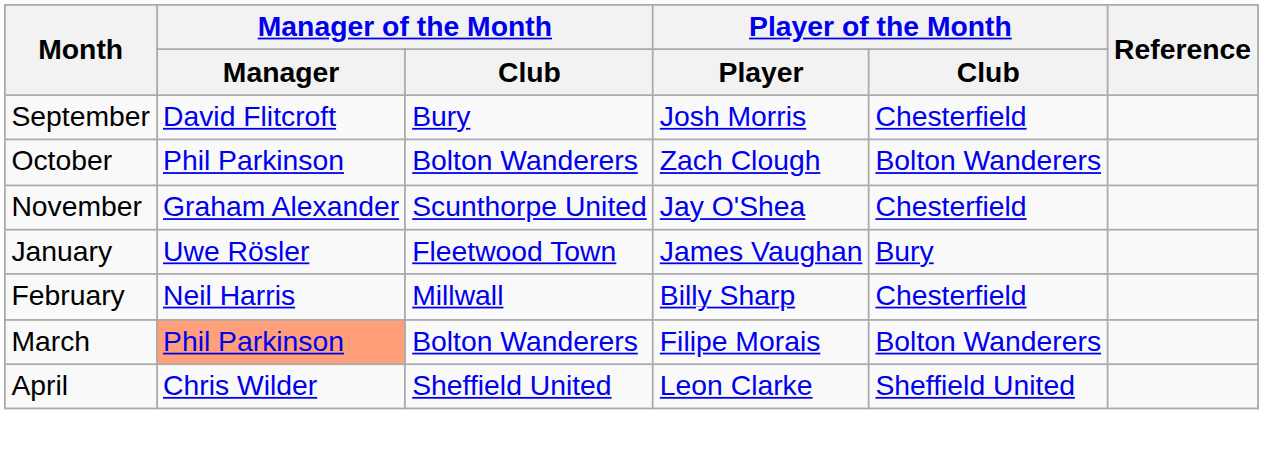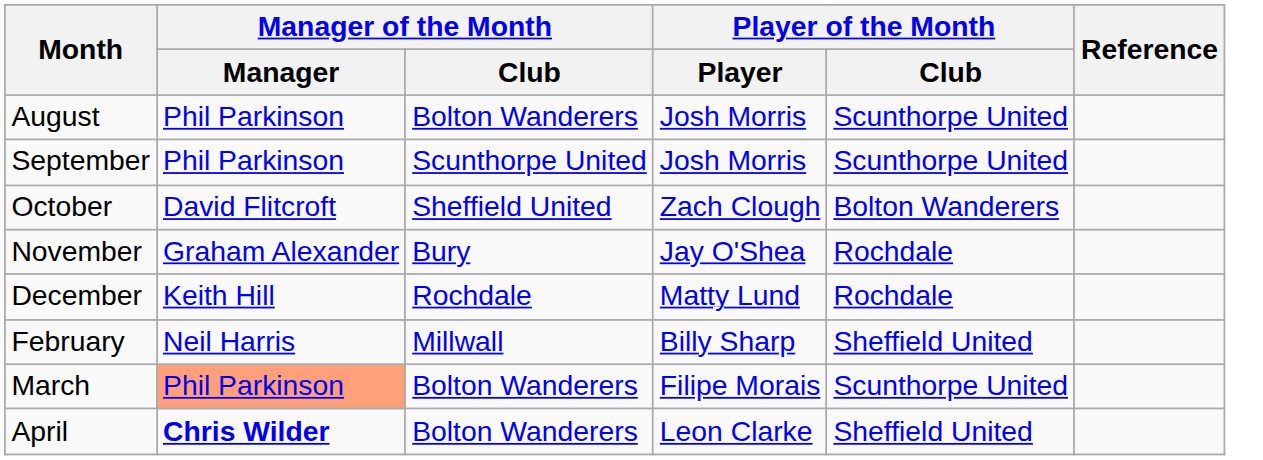+ row: (55, 116)
(250, 116) David Flitcroft -> (254, 161) Phil Parkinson
(441, 116) Bury -> (529, 161) Scunthorpe United
(951, 116) Chesterfield -> (951, 161) Scunthorpe United
(254, 161) Phil Parkinson -> (250, 206) David Flitcroft
(525, 161) Bolton Wanderers -> (512, 206) Sheffield United
(529, 206) Scunthorpe United -> (441, 251) Bury
(951, 206) Chesterfield -> (893, 251) Rochdale
+ row: (77, 296)
- row: (62, 251)
(951, 296) Chesterfield -> (933, 341) Sheffield United
(988, 341) Bolton Wanderers -> (951, 386) Scunthorpe United
(240, 386) normal -> (246, 431) bold
(512, 386) Sheffield United -> (525, 431) Bolton Wanderers
